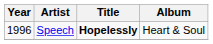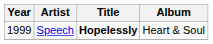(19, 30) 1996 -> (19, 30) 1999
